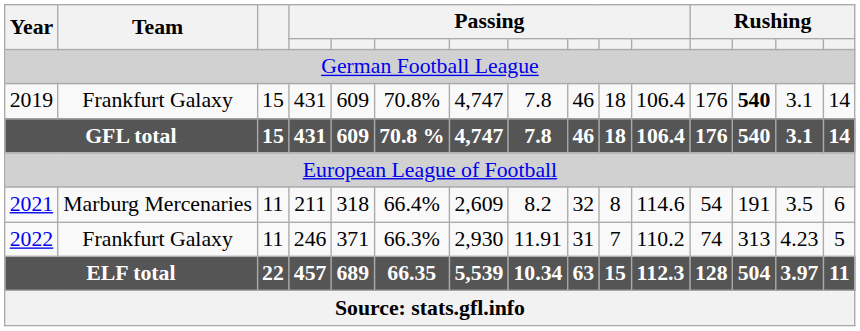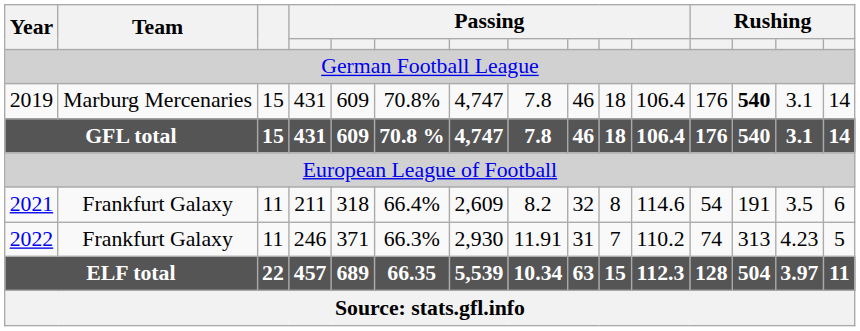(158, 100) Frankfurt Galaxy -> (158, 100) Marburg Mercenaries
(158, 204) Marburg Mercenaries -> (158, 204) Frankfurt Galaxy
